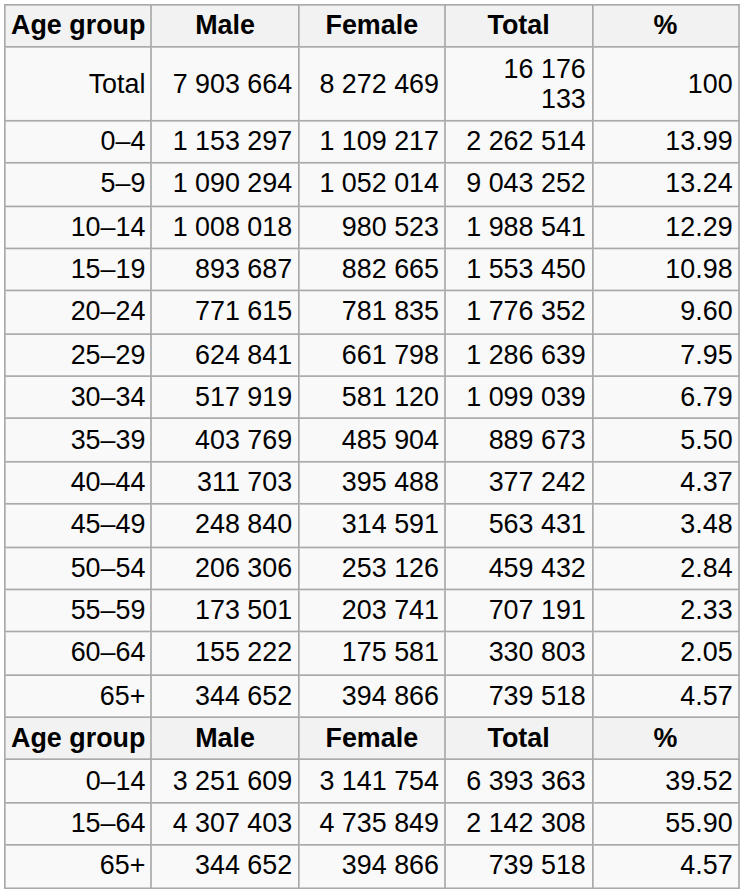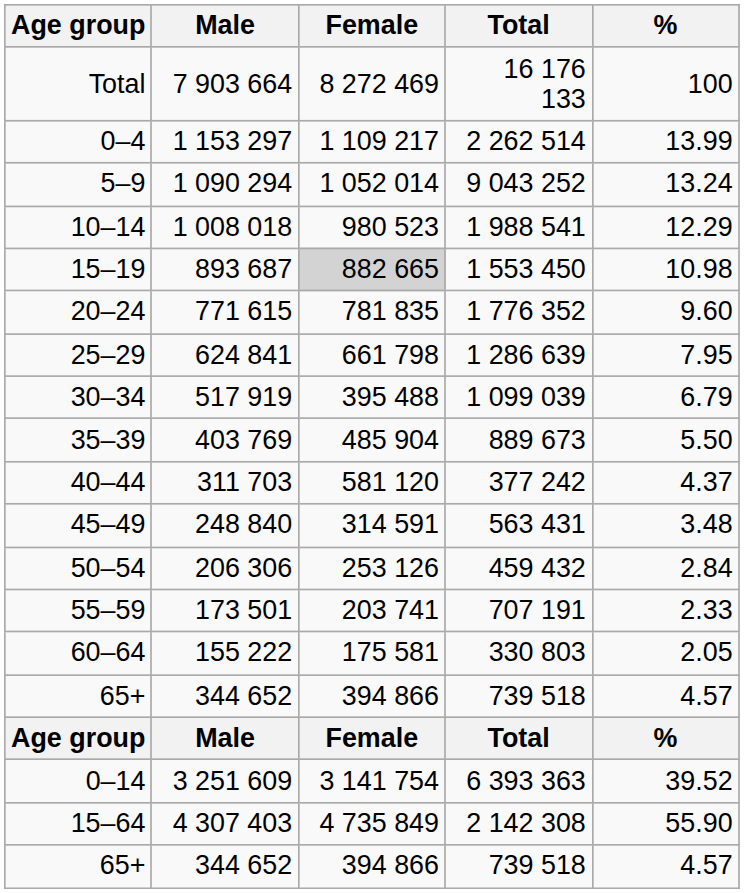(390, 269) no background -> (390, 269) lightgrey background
(390, 397) 581 120 -> (390, 397) 395 488
(390, 482) 395 488 -> (390, 482) 581 120
